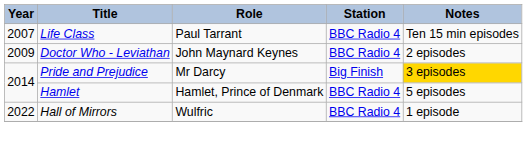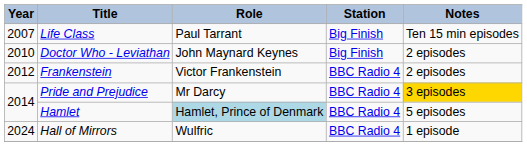(365, 33) BBC Radio 4 -> (356, 33) Big Finish
(21, 53) 2009 -> (21, 53) 2010
(365, 53) BBC Radio 4 -> (356, 53) Big Finish
+ row: (76, 72)
(356, 72) Big Finish -> (365, 92) BBC Radio 4
(249, 92) no background -> (249, 111) lightblue background
(21, 111) 2022 -> (21, 131) 2024
